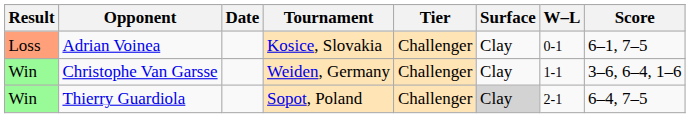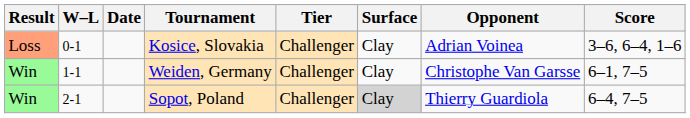columns swapped: (562, 17) <-> (140, 17)
(618, 44) 6–1, 7–5 -> (635, 44) 3–6, 6–4, 1–6
(635, 71) 3–6, 6–4, 1–6 -> (618, 71) 6–1, 7–5
